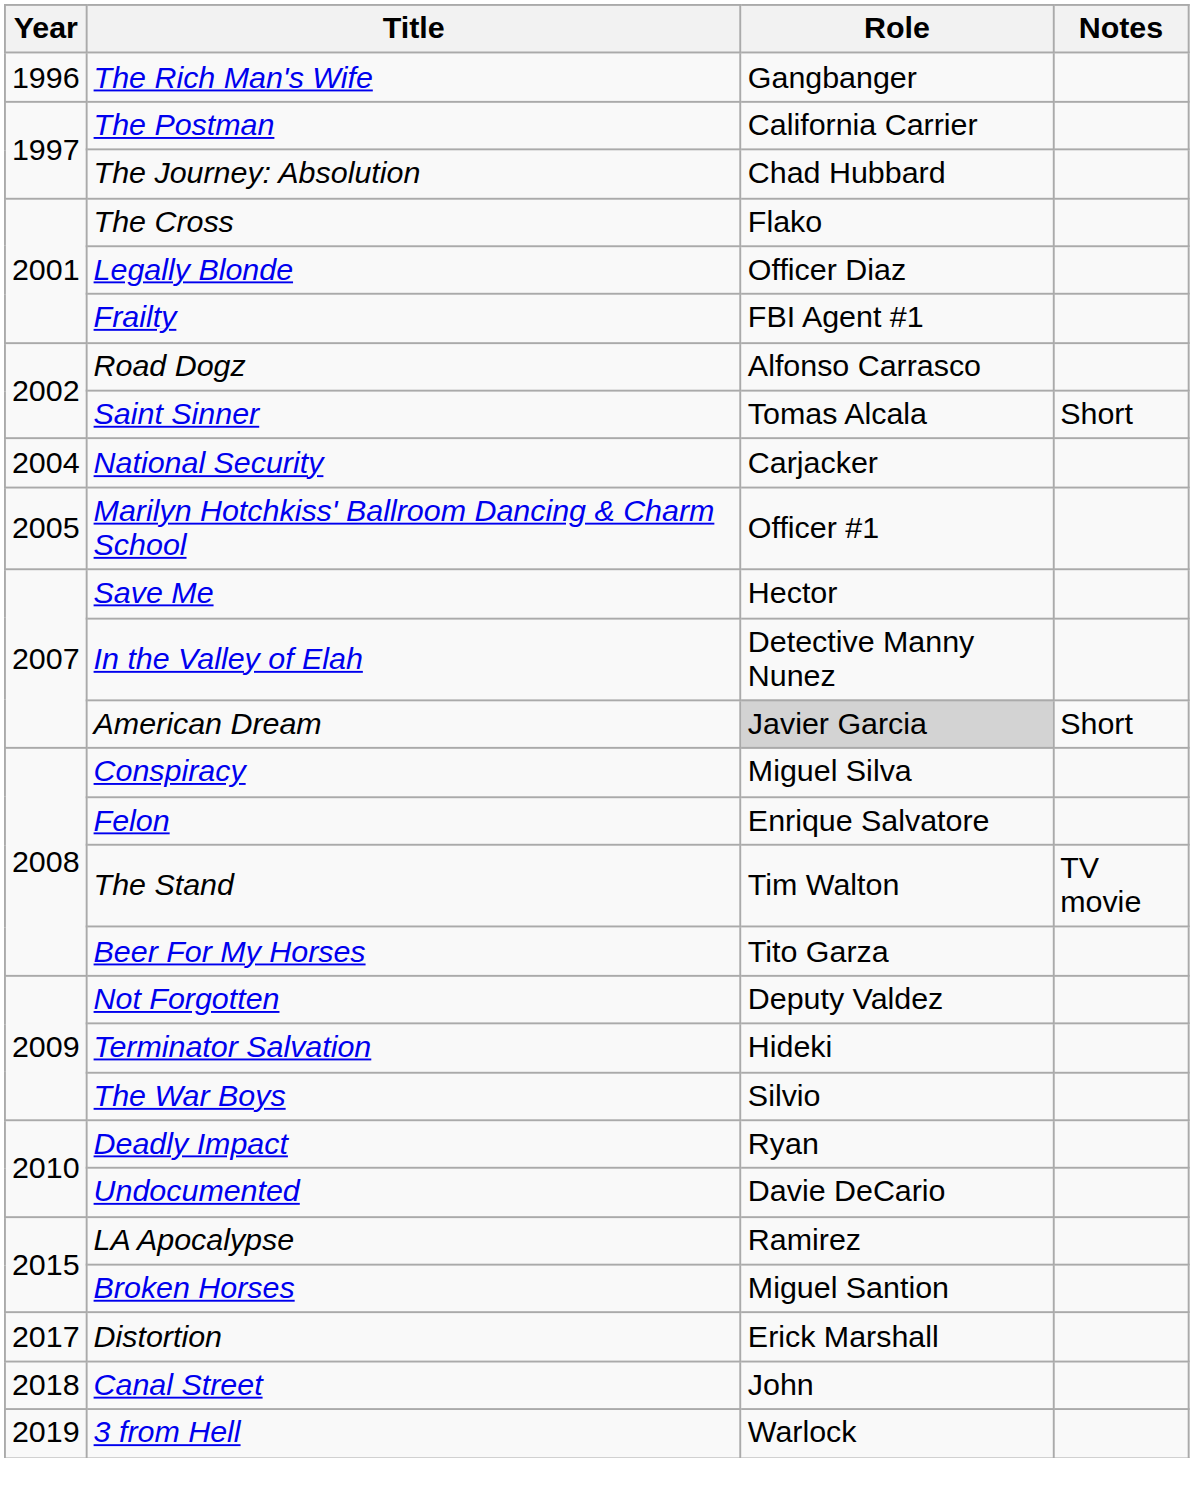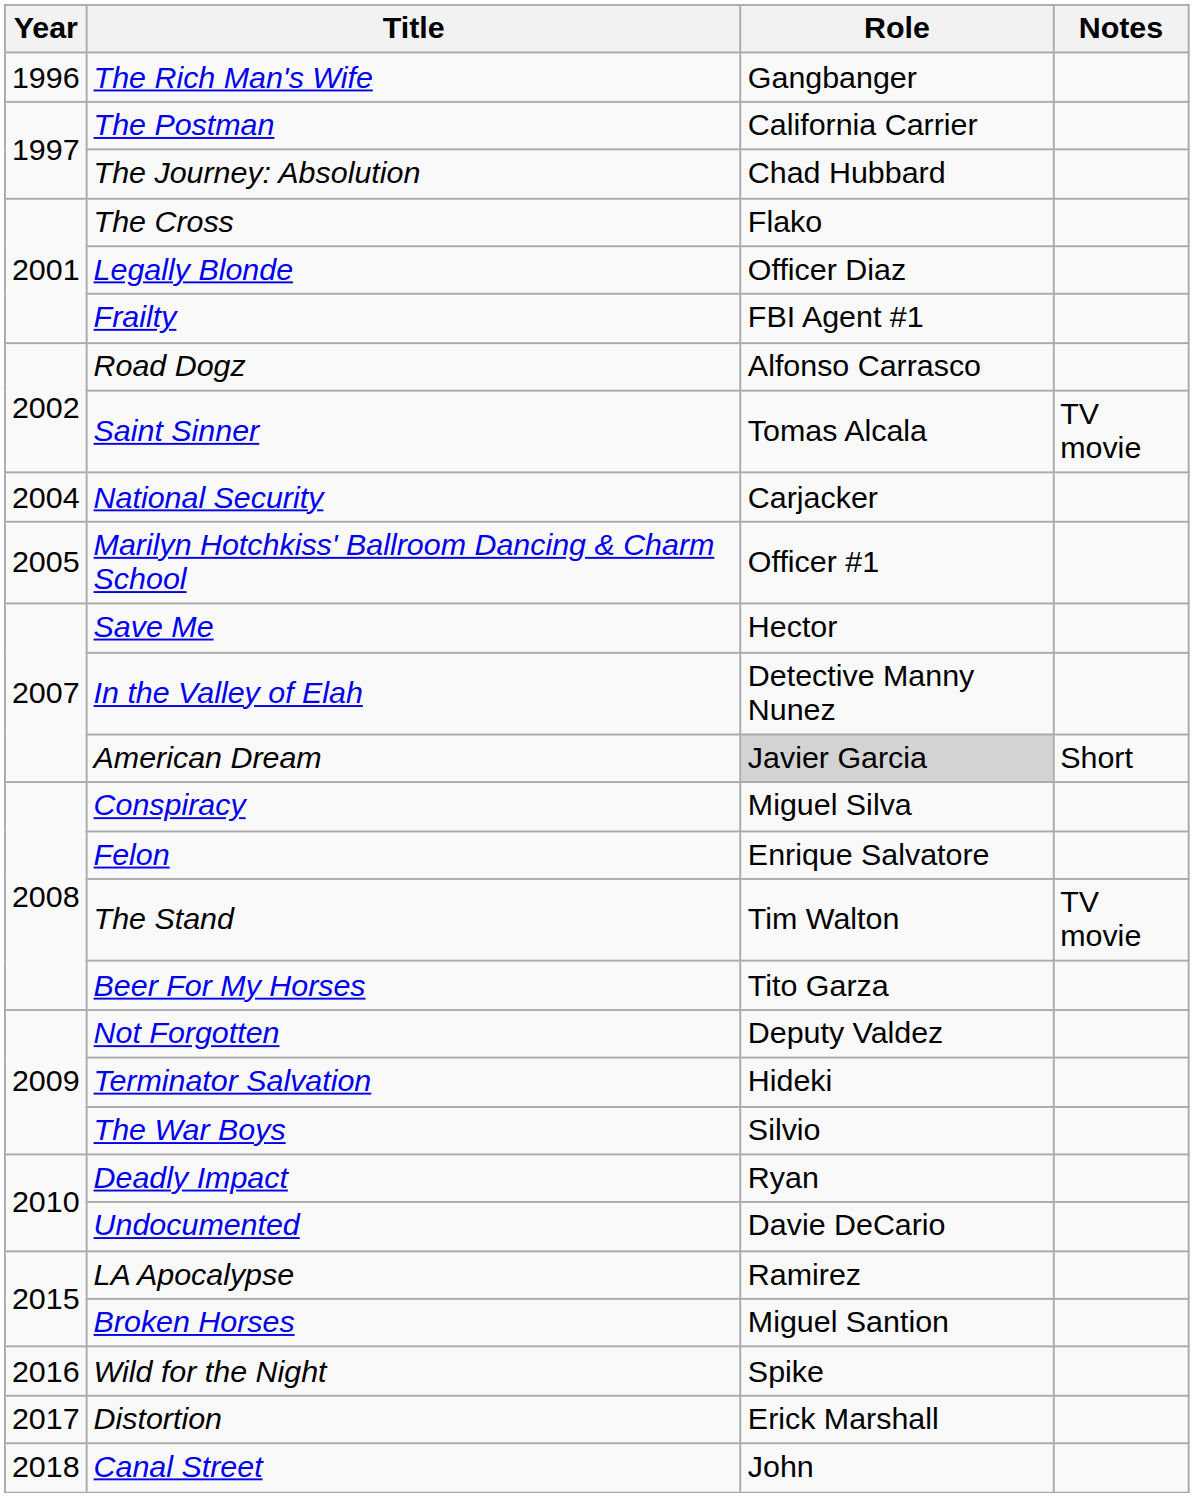(1097, 414) Short -> (1101, 431) TV movie
+ row: (210, 1370)
- row: (167, 1432)
